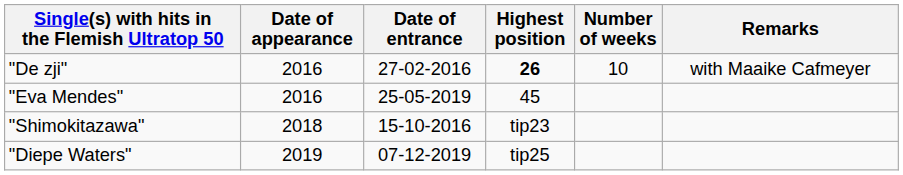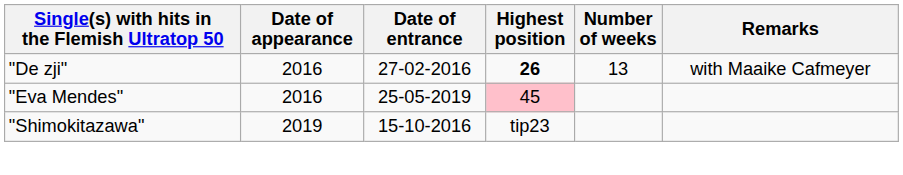(618, 68) 10 -> (618, 68) 13
(530, 97) no background -> (530, 97) pink background
(302, 126) 2018 -> (302, 126) 2019
- row: (70, 155)
